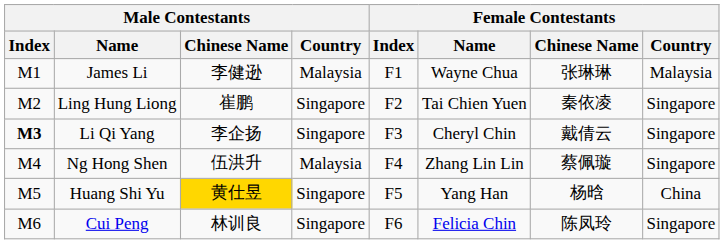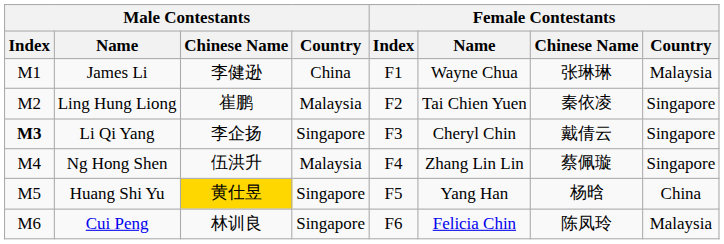(331, 73) Malaysia -> (331, 73) China
(331, 103) Singapore -> (331, 103) Malaysia
(681, 223) Singapore -> (681, 223) Malaysia
